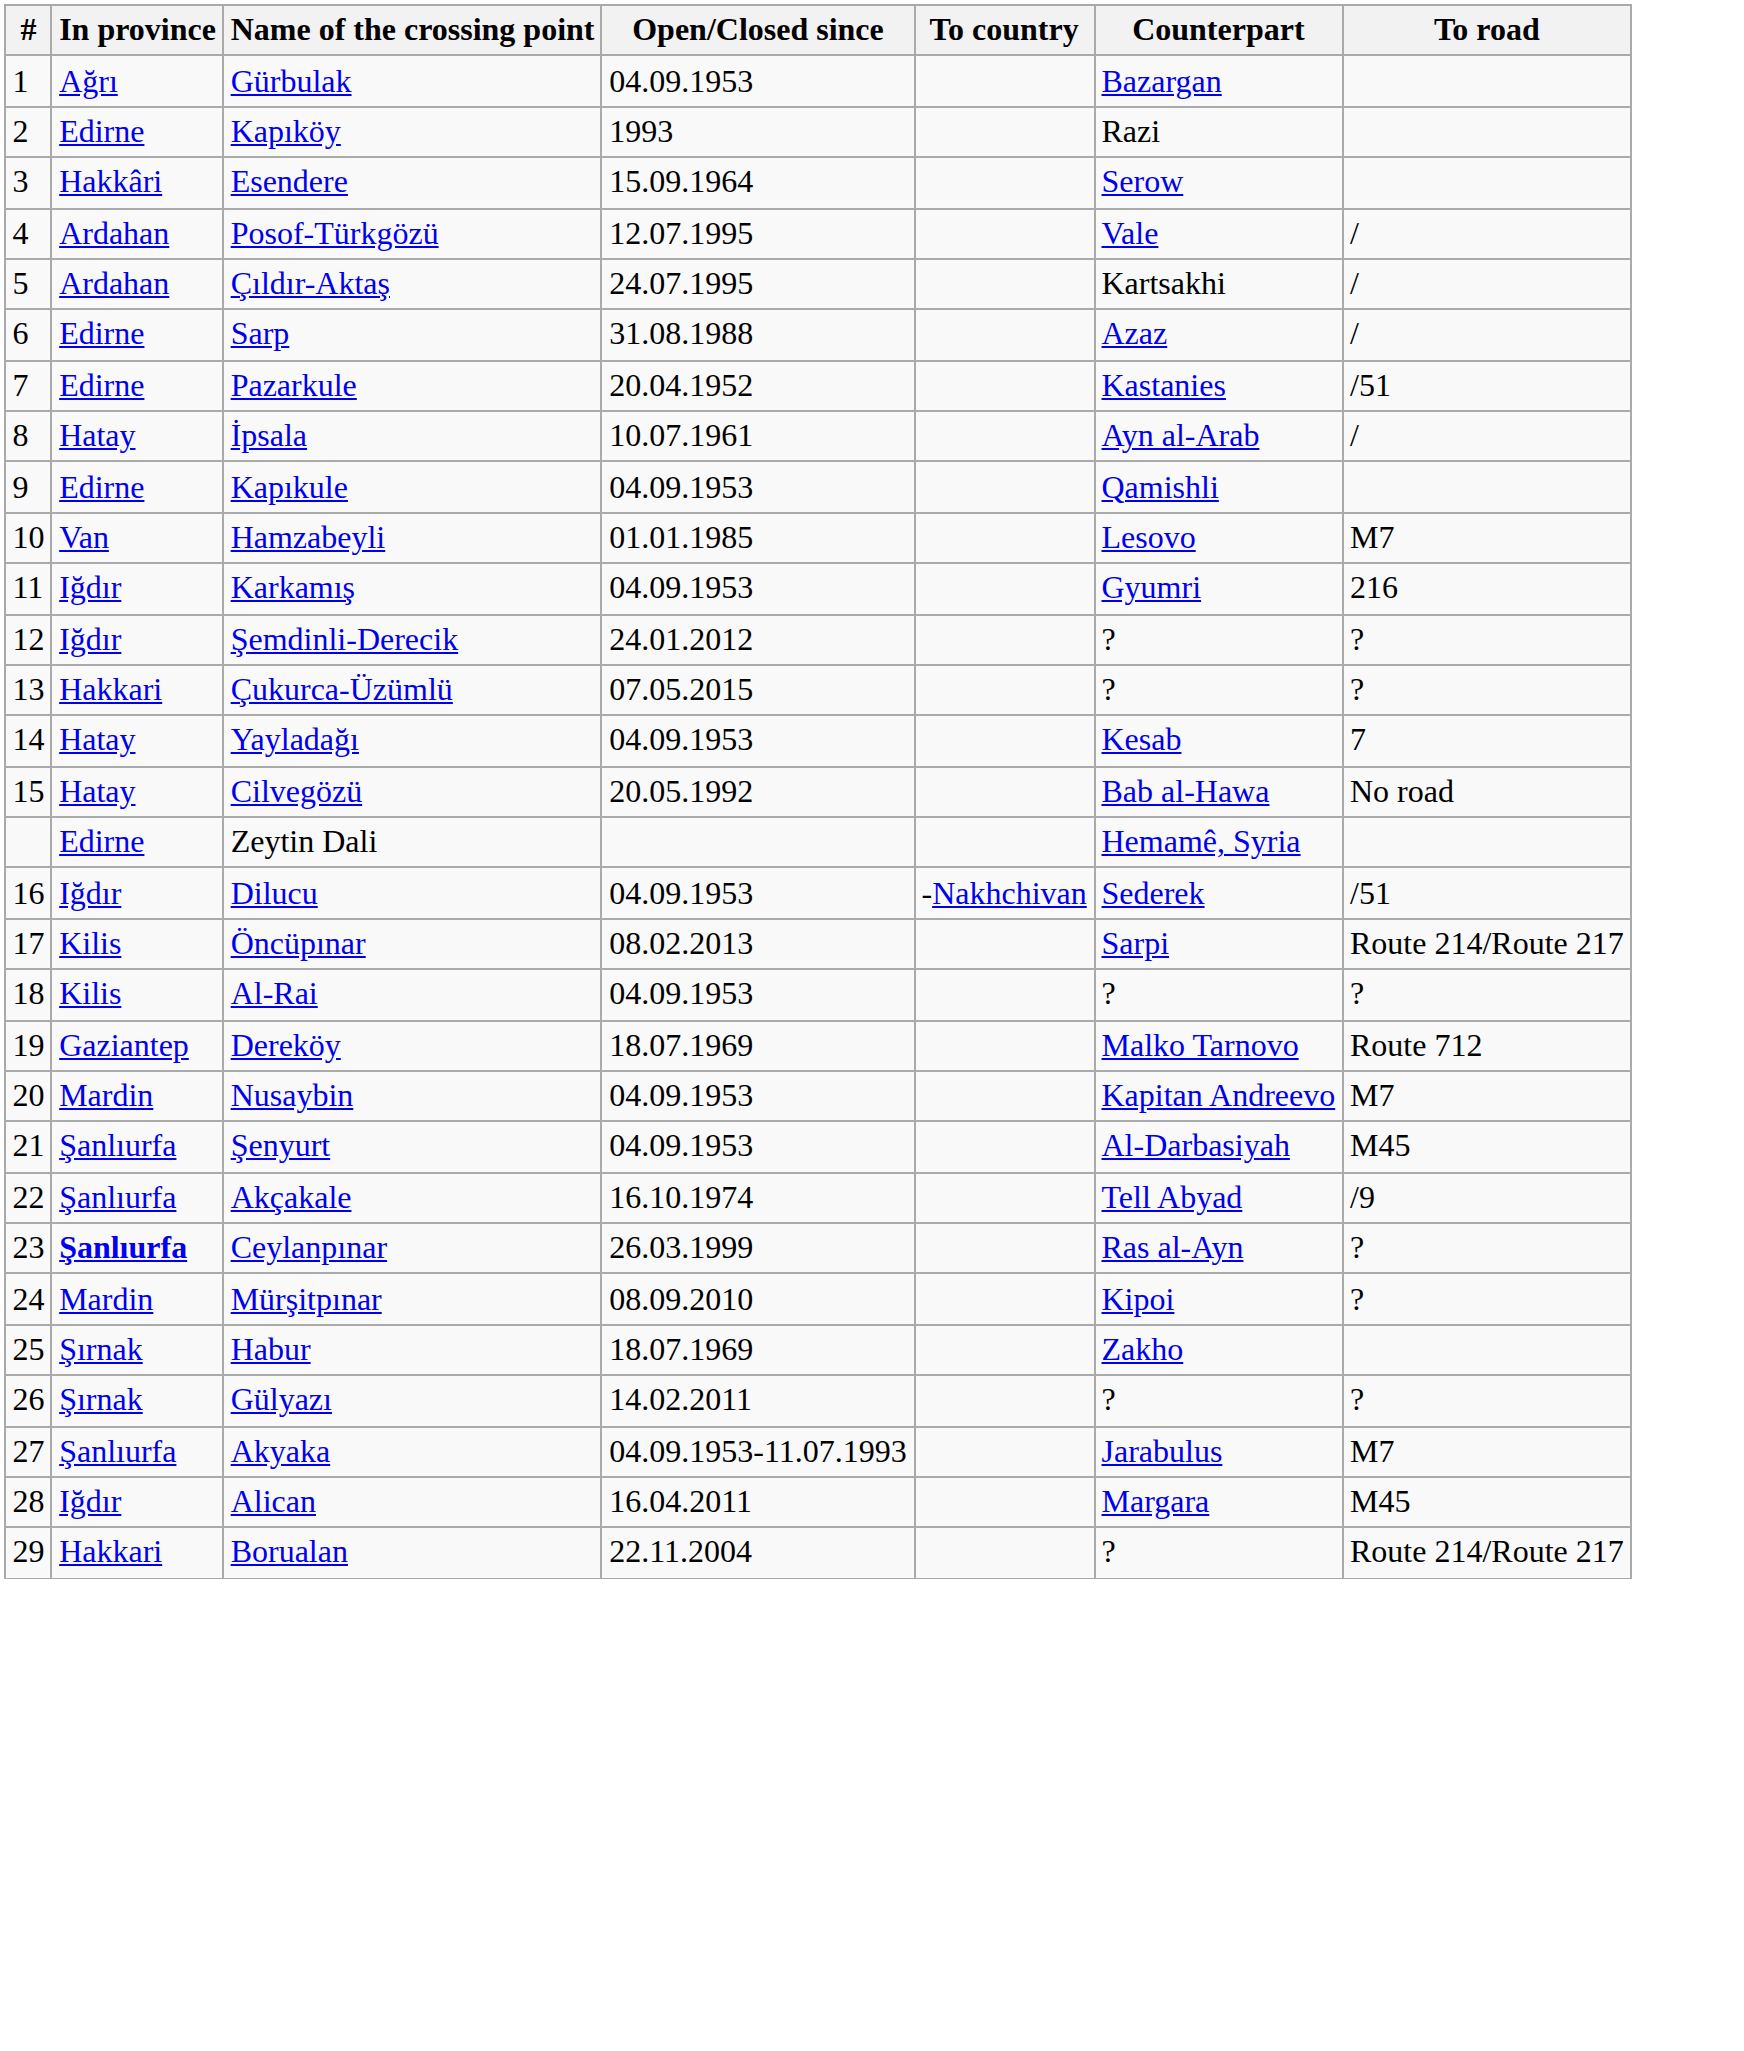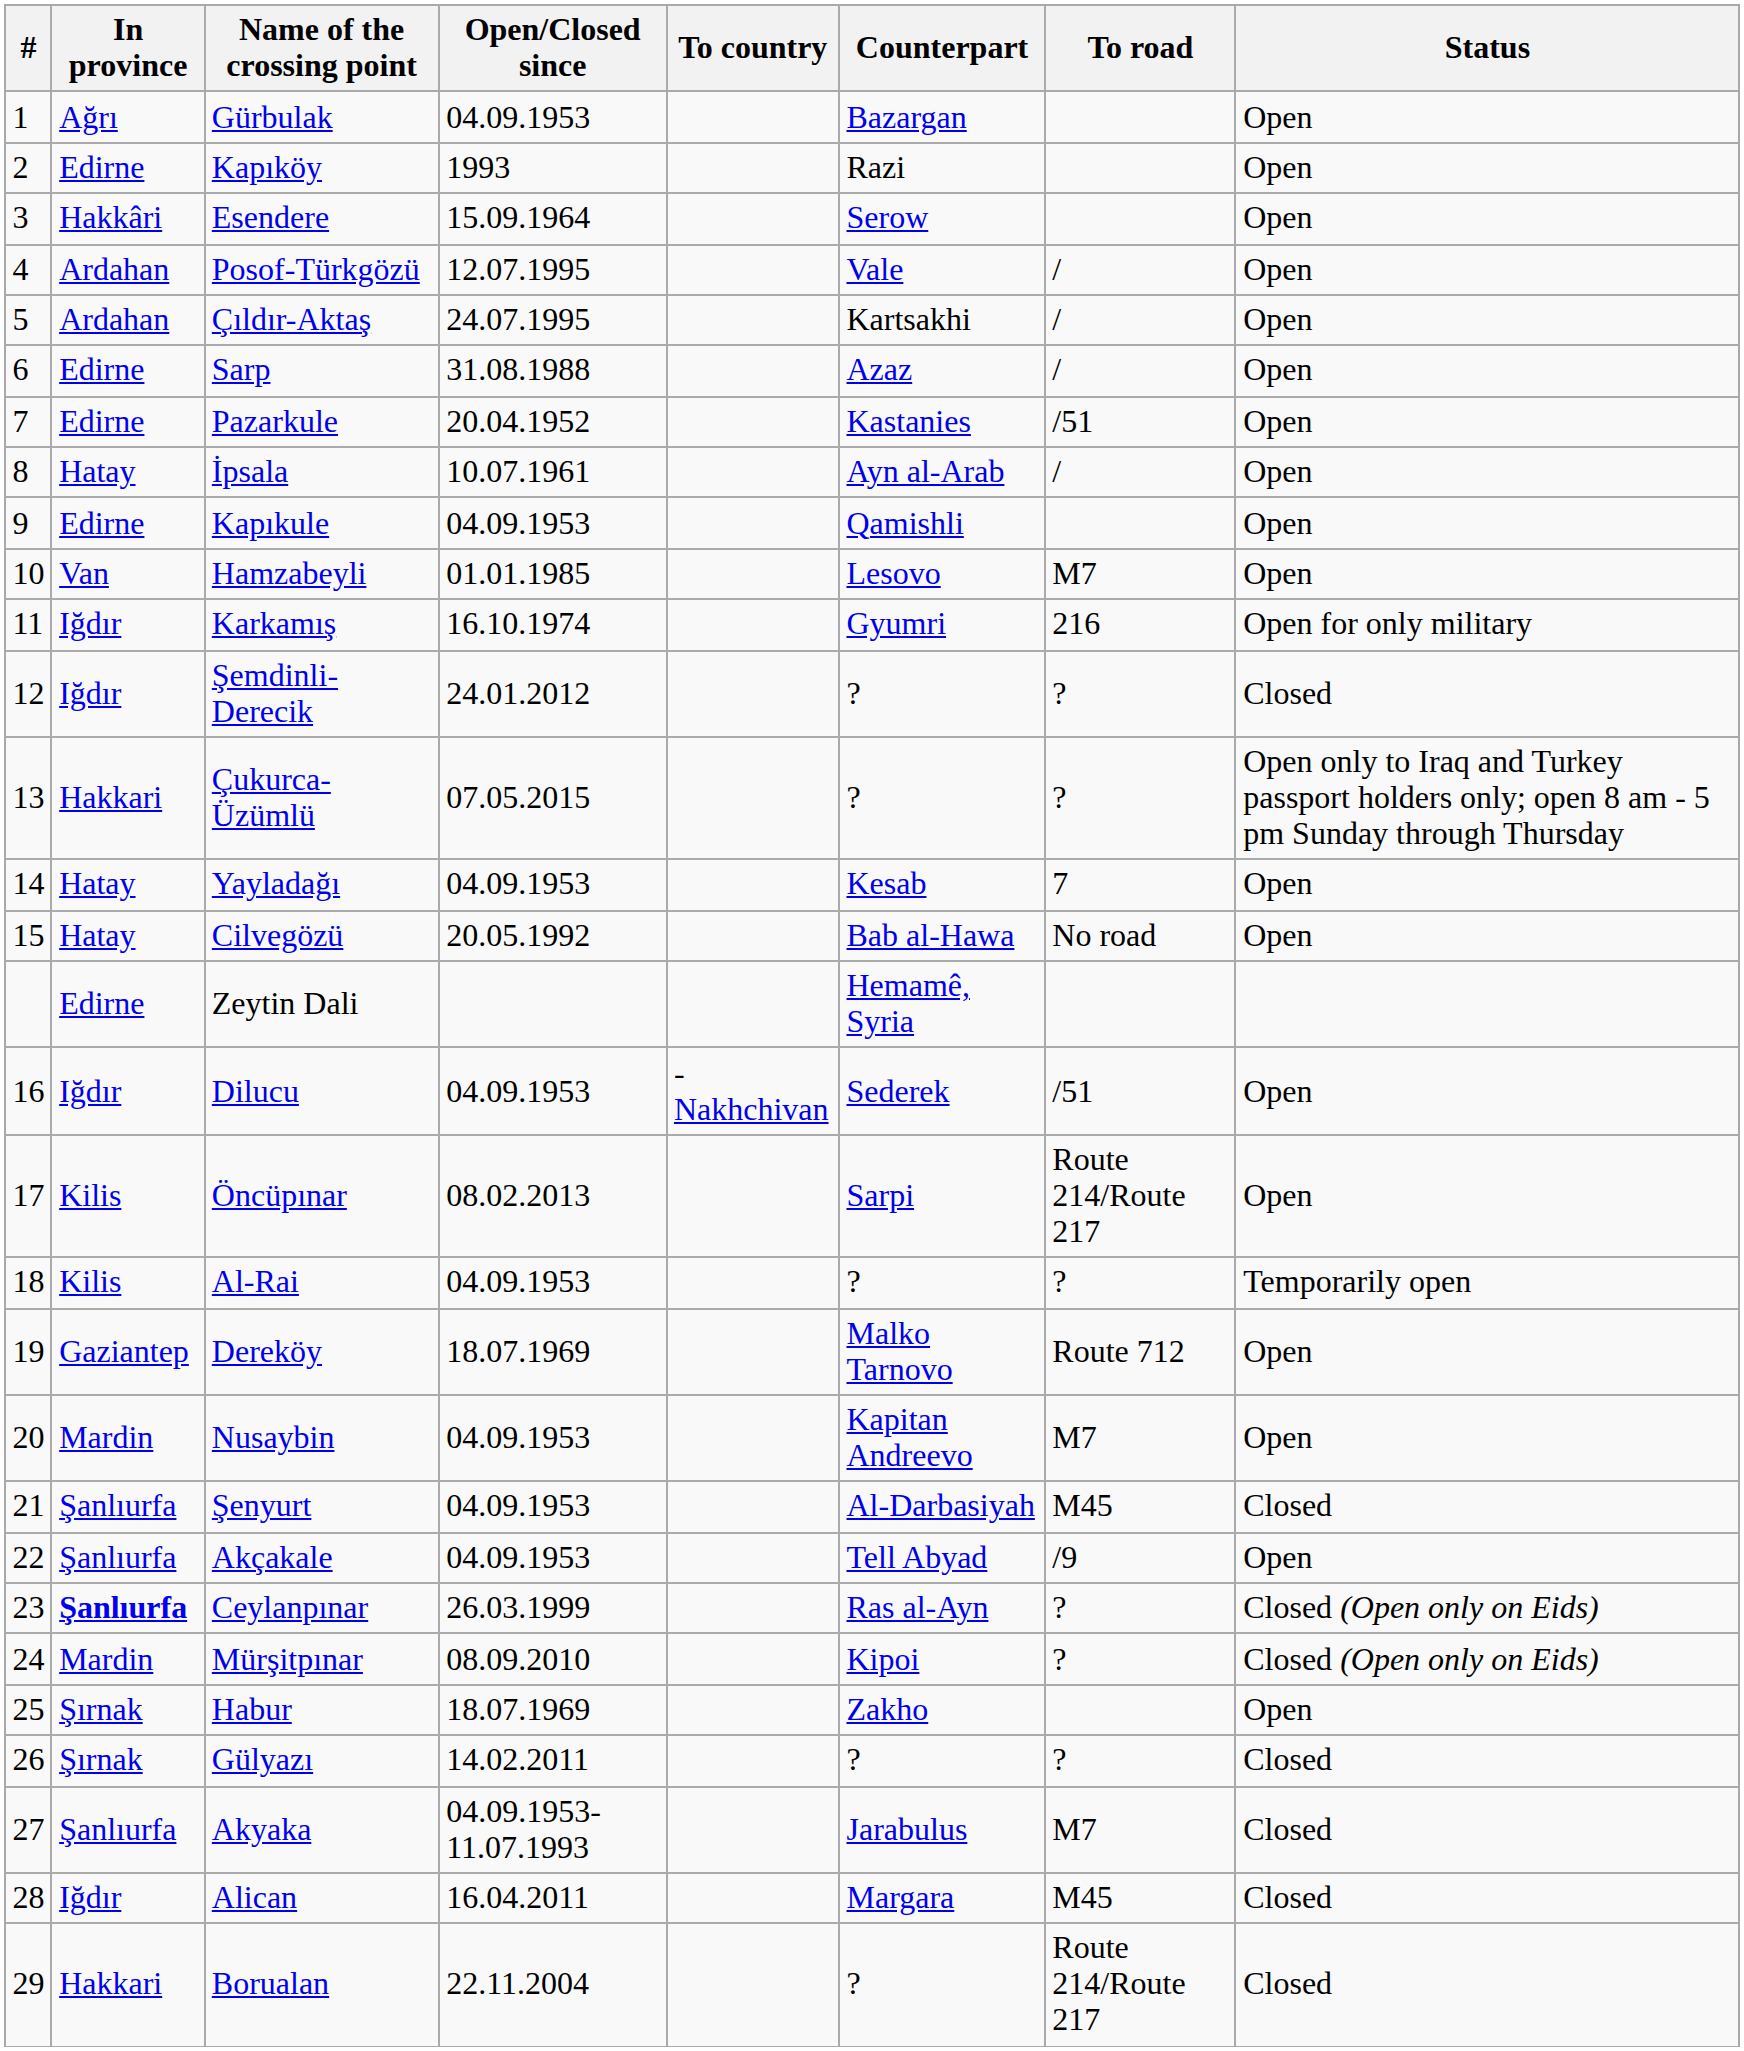+ column: (1487, 47)
(681, 588) 04.09.1953 -> (518, 624) 16.10.1974
(681, 1197) 16.10.1974 -> (518, 1557) 04.09.1953
